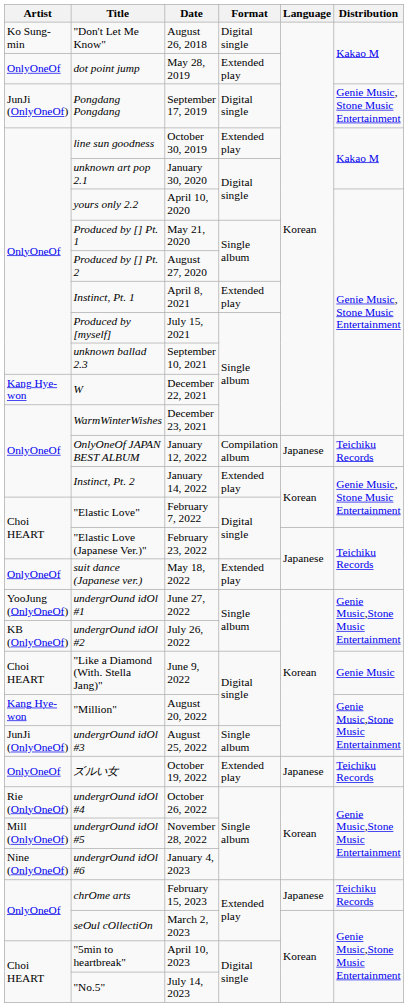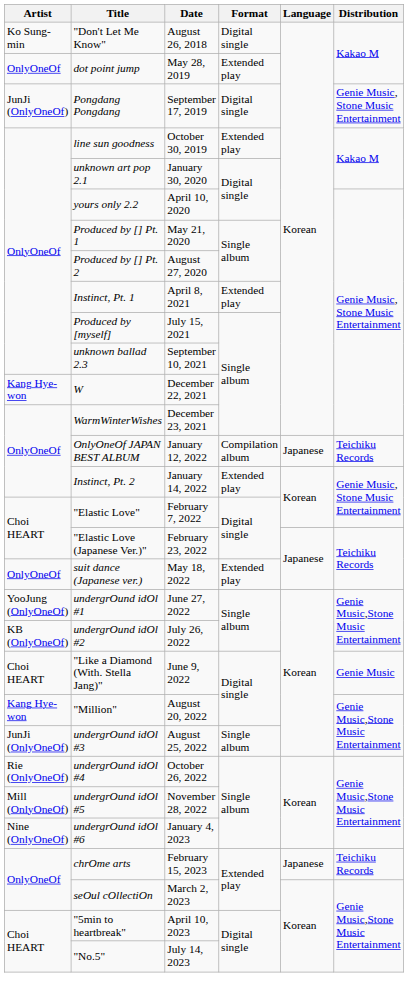- row: (96, 771)
